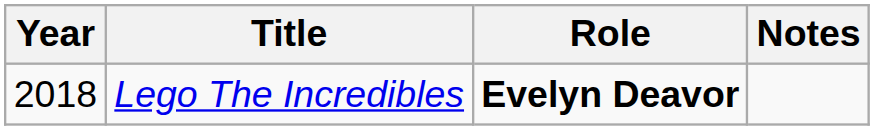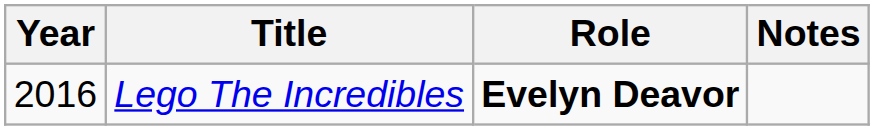(55, 93) 2018 -> (55, 93) 2016
